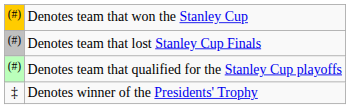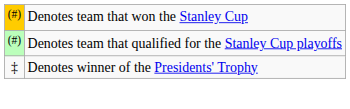- row: (144, 43)
